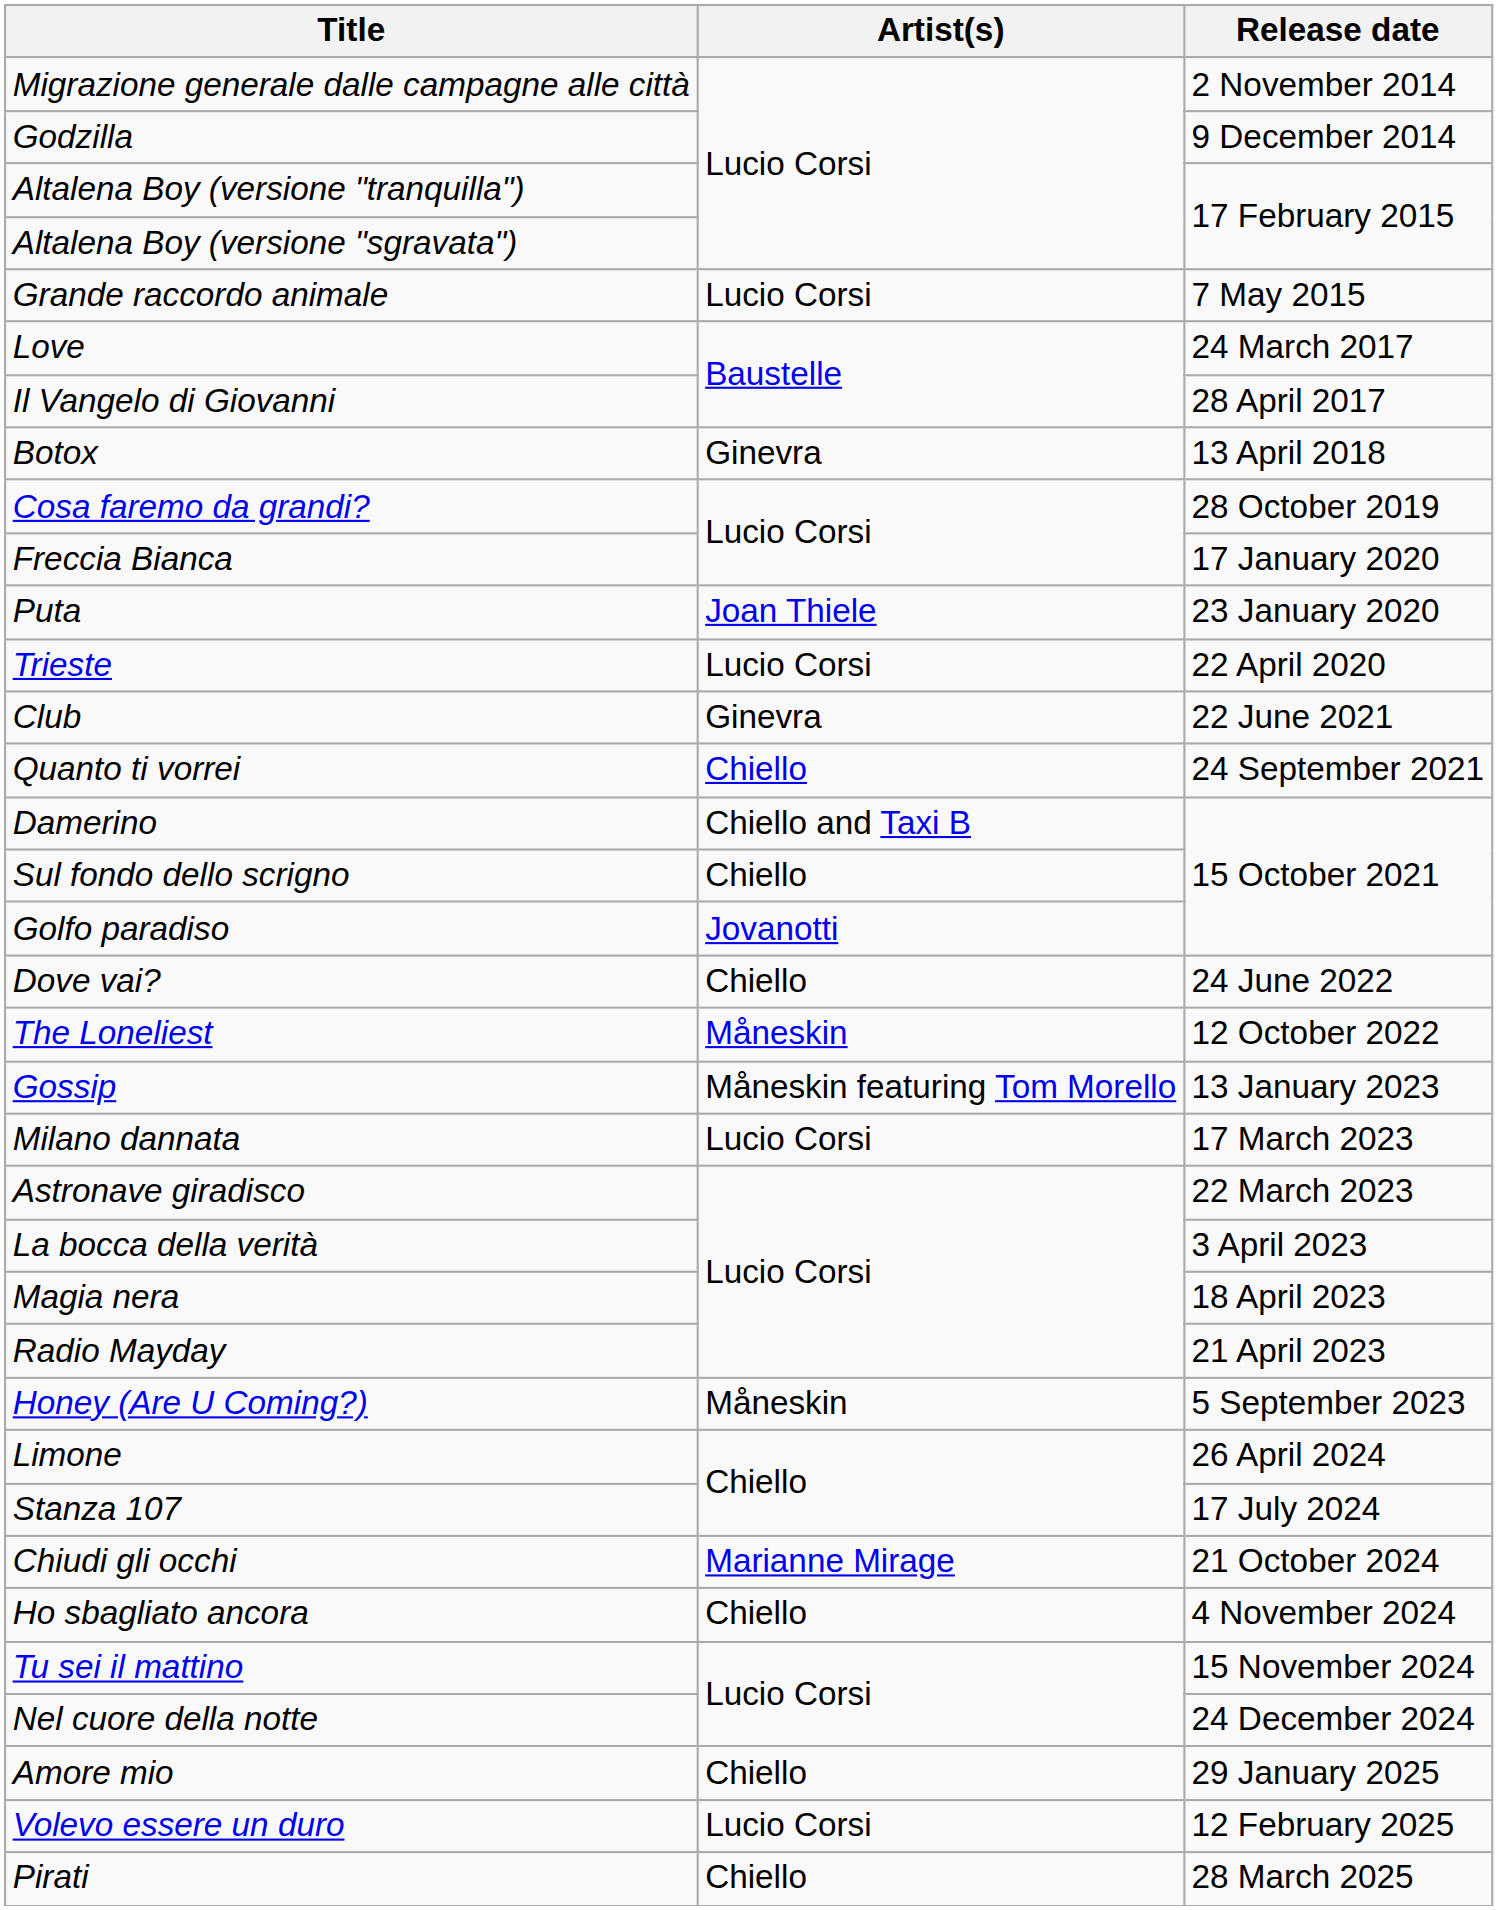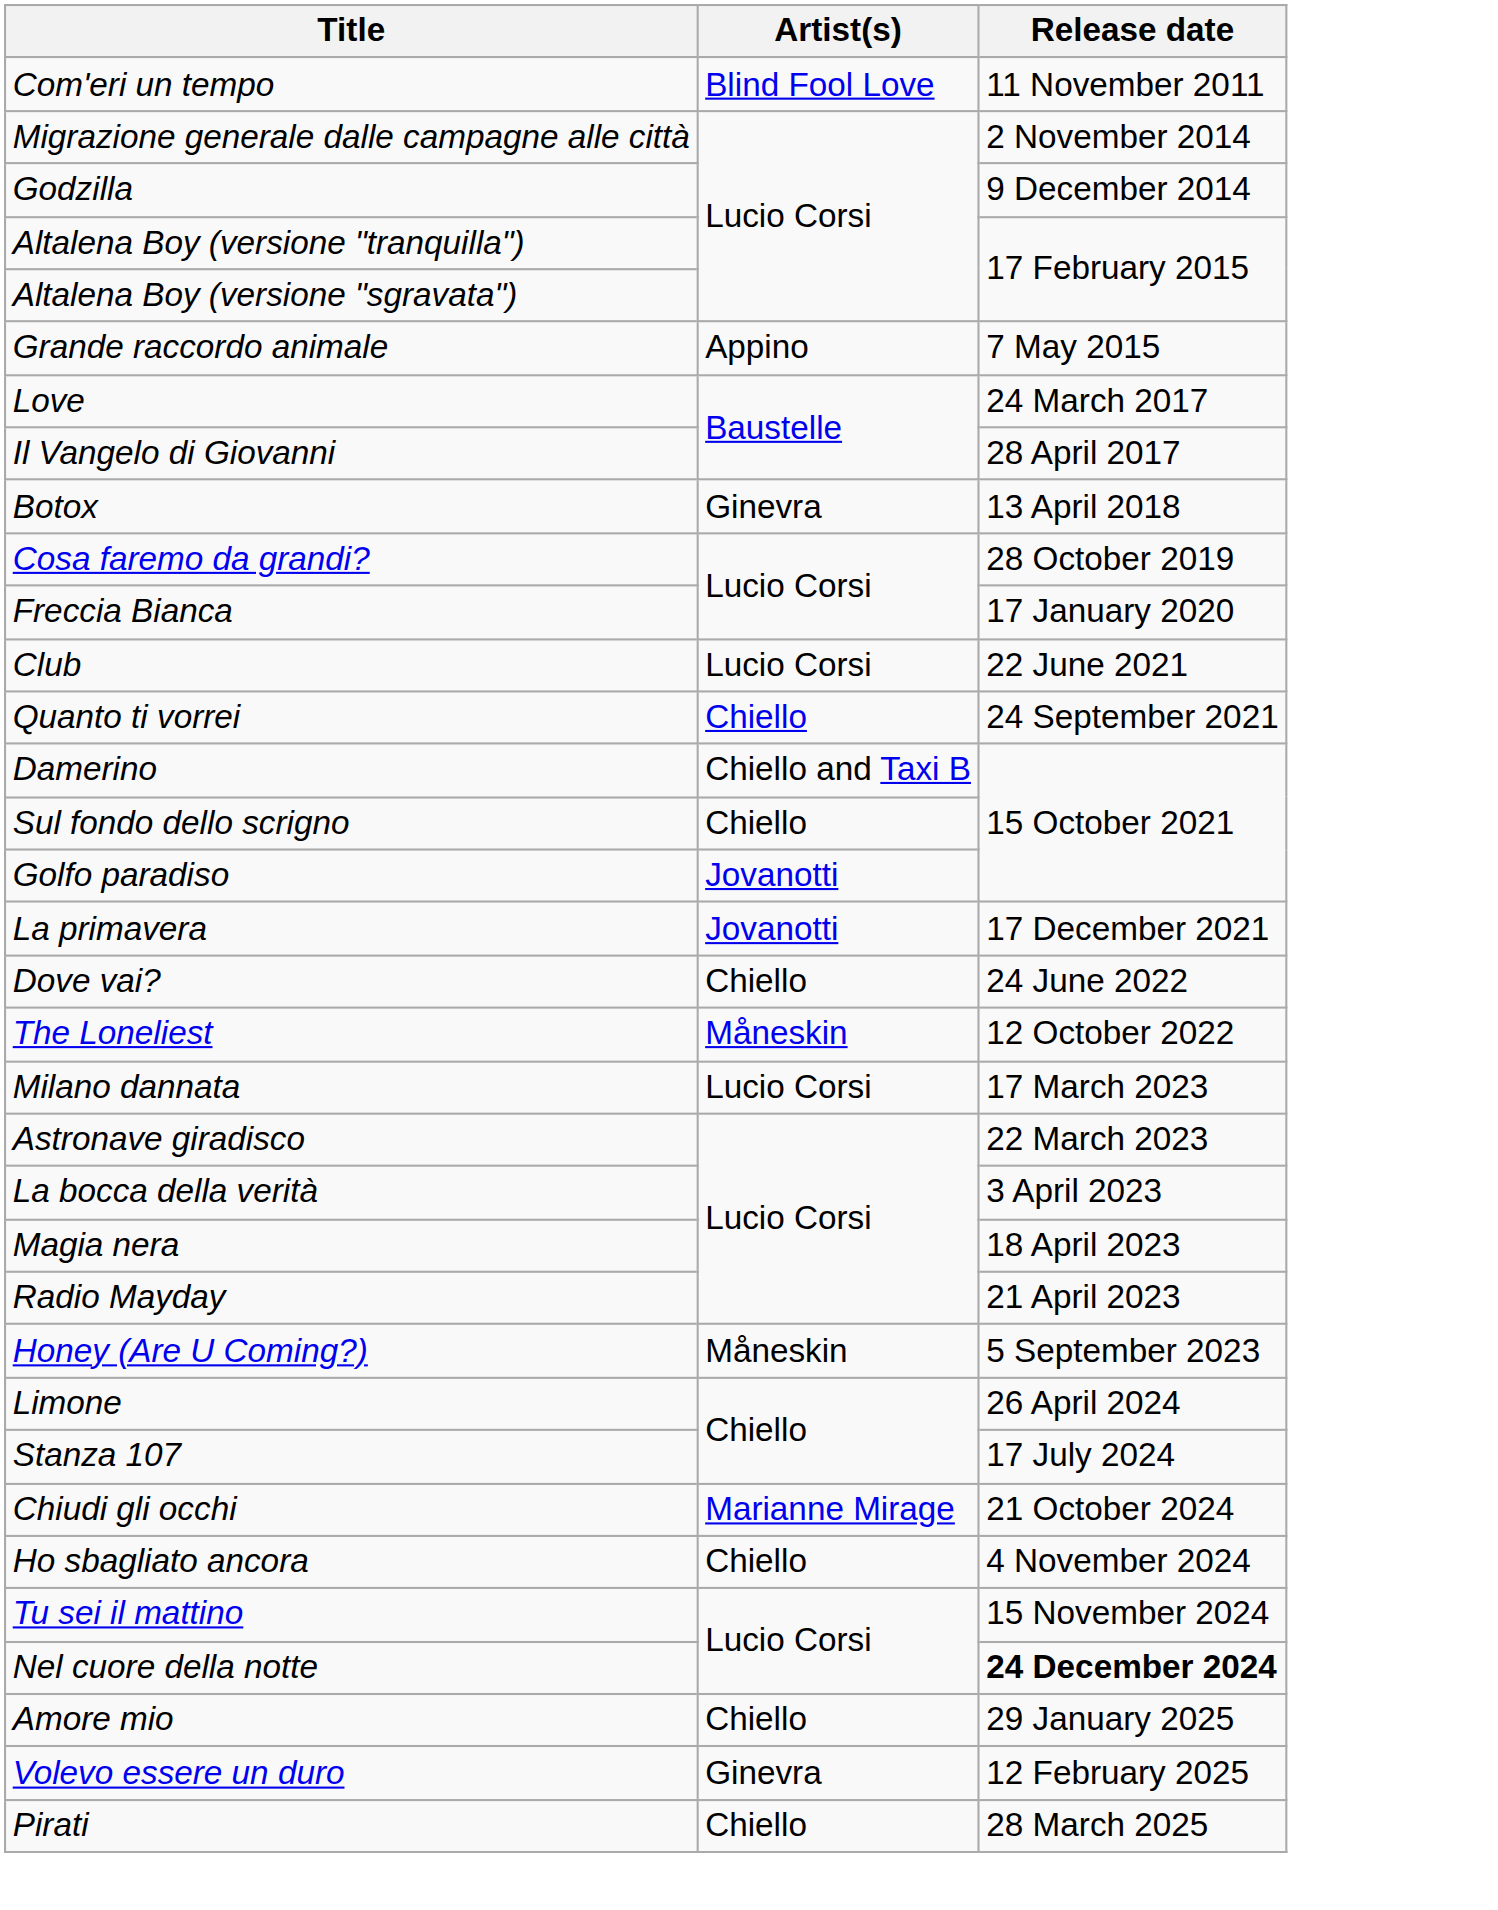+ row: (144, 83)
(788, 294) Lucio Corsi -> (757, 347) Appino
- row: (47, 611)
- row: (62, 664)
(763, 717) Ginevra -> (788, 664) Lucio Corsi
+ row: (110, 928)
- row: (64, 1086)
(1333, 1719) normal -> (1132, 1667) bold
(788, 1825) Lucio Corsi -> (763, 1772) Ginevra
